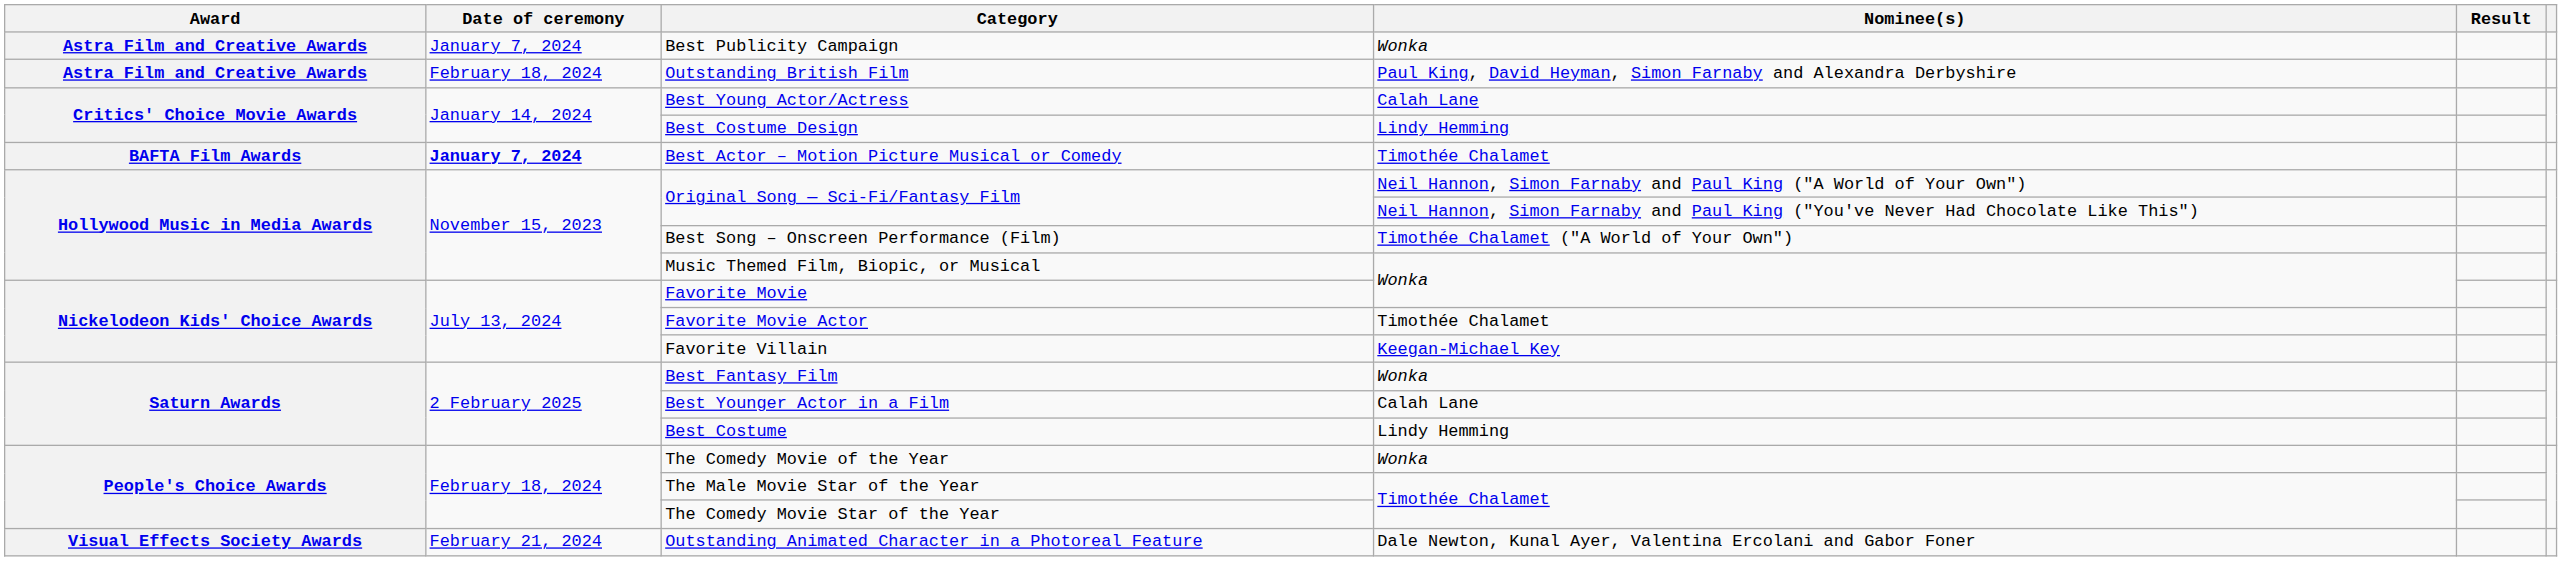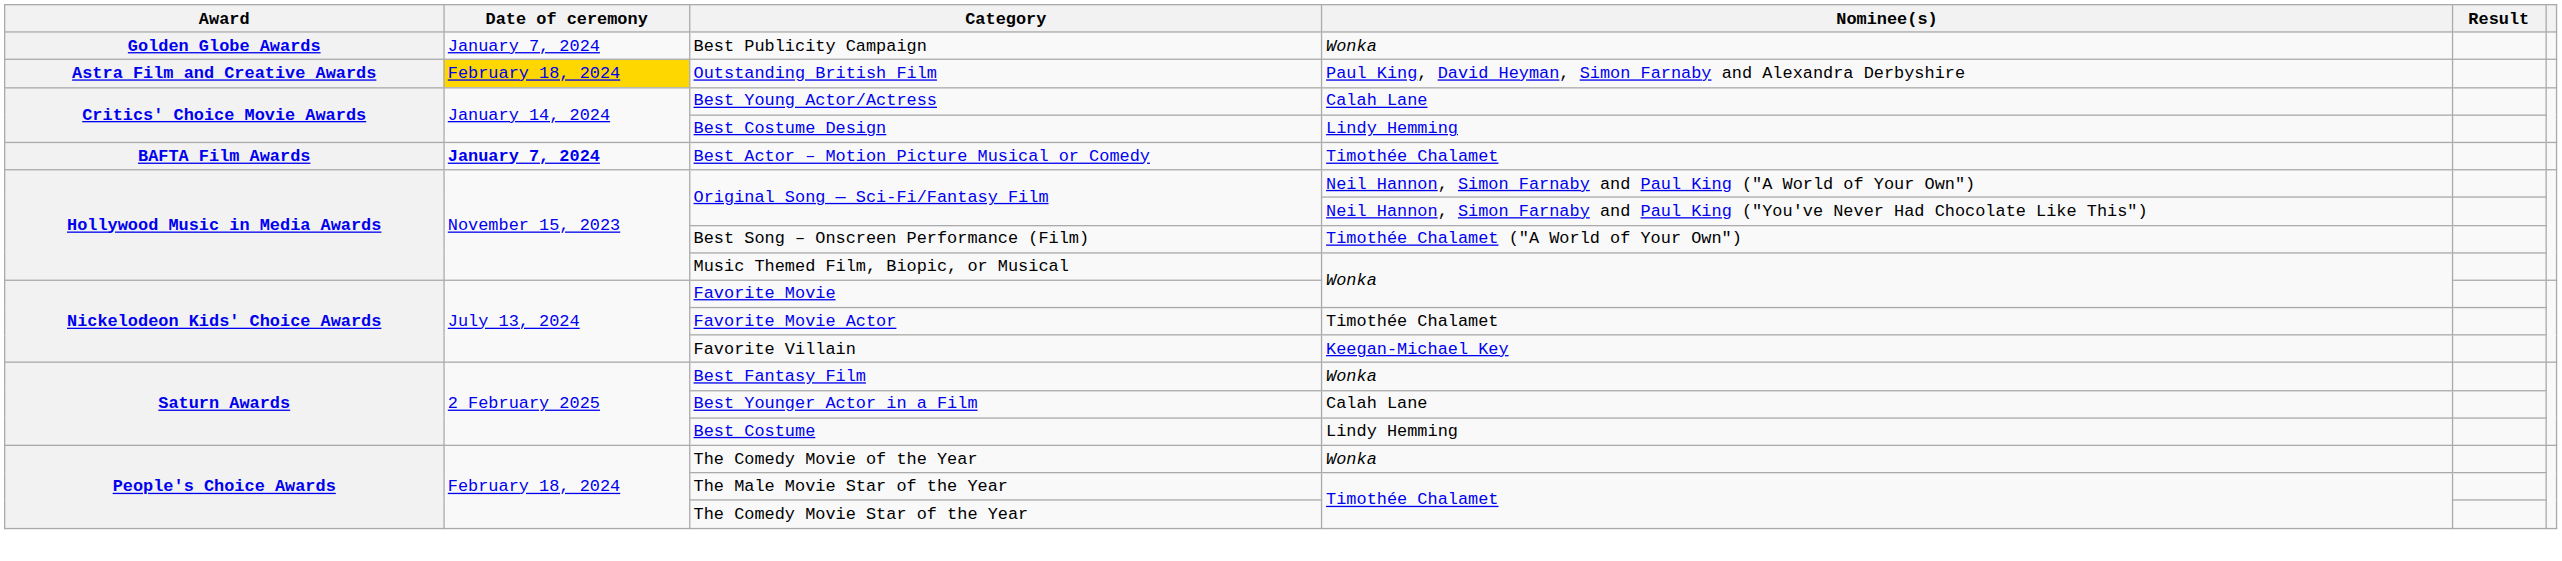(215, 46) Astra Film and Creative Awards -> (224, 46) Golden Globe Awards
(516, 74) no background -> (534, 74) gold background
- row: (934, 542)
